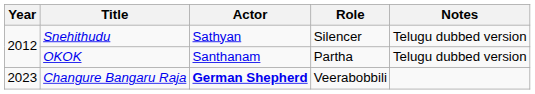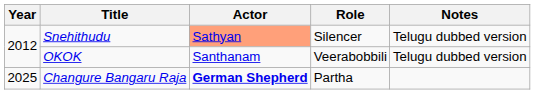(217, 36) no background -> (217, 36) lightsalmon background
(333, 57) Partha -> (350, 57) Veerabobbili
(22, 78) 2023 -> (22, 78) 2025
(350, 78) Veerabobbili -> (333, 78) Partha
